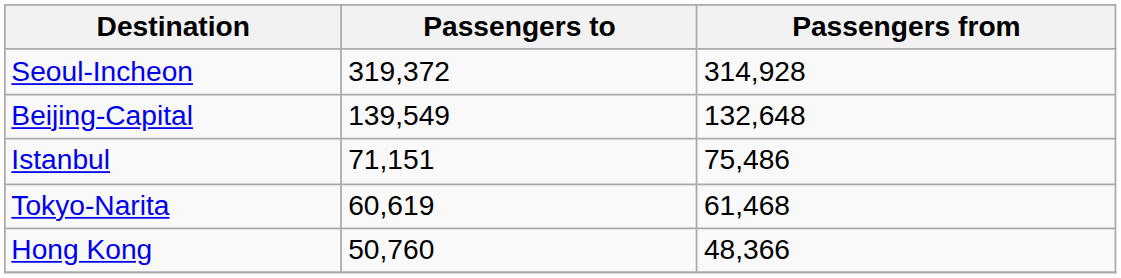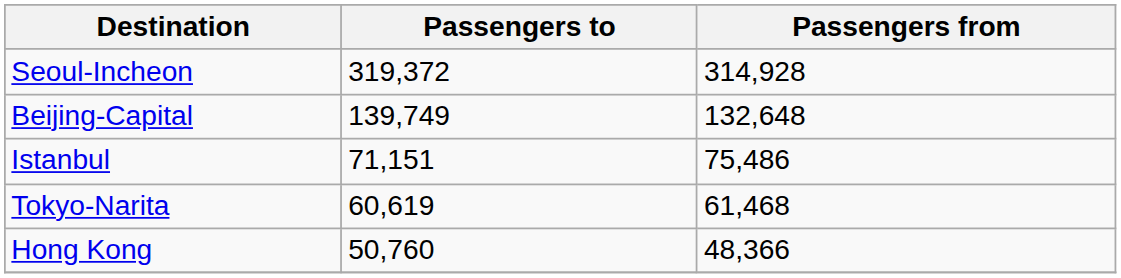(399, 116) 139,549 -> (399, 116) 139,749
